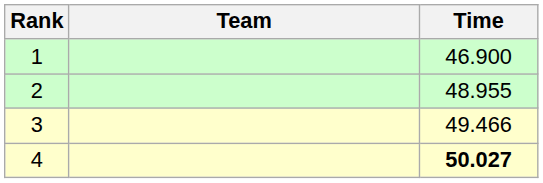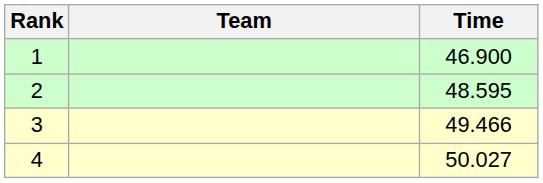(479, 90) 48.955 -> (479, 90) 48.595
(479, 159) bold -> (479, 159) normal
